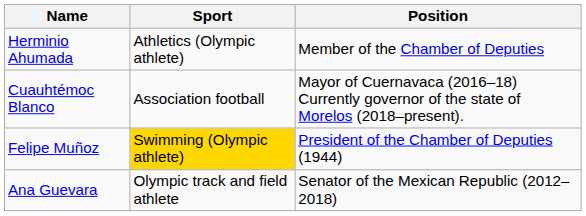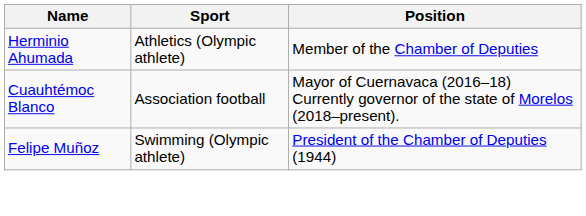(201, 148) gold background -> (202, 148) no background
- row: (53, 189)
